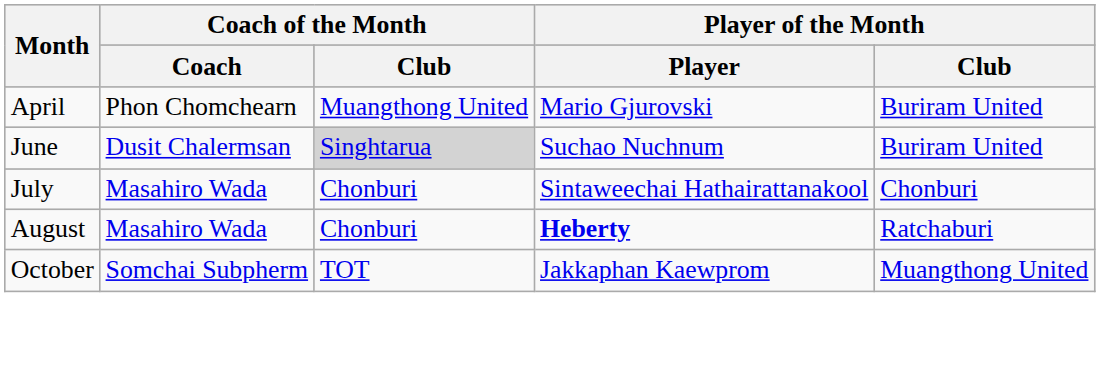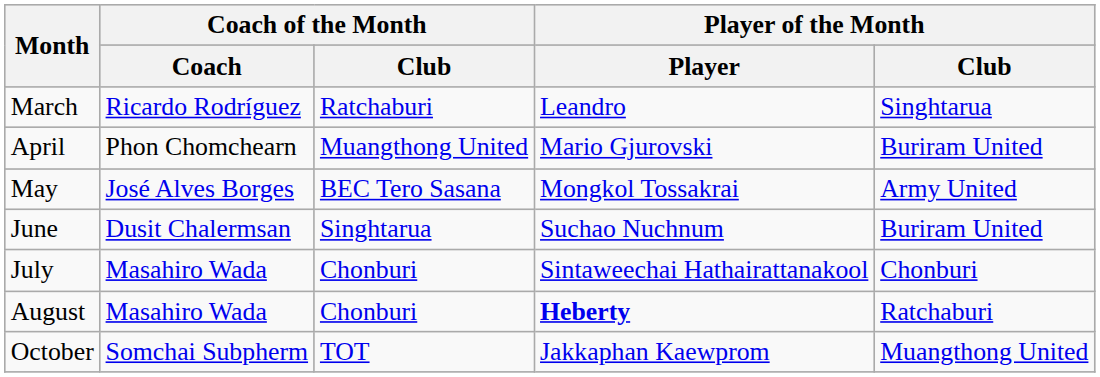+ row: (44, 106)
+ row: (34, 188)
(376, 147) lightgrey background -> (376, 229) no background
